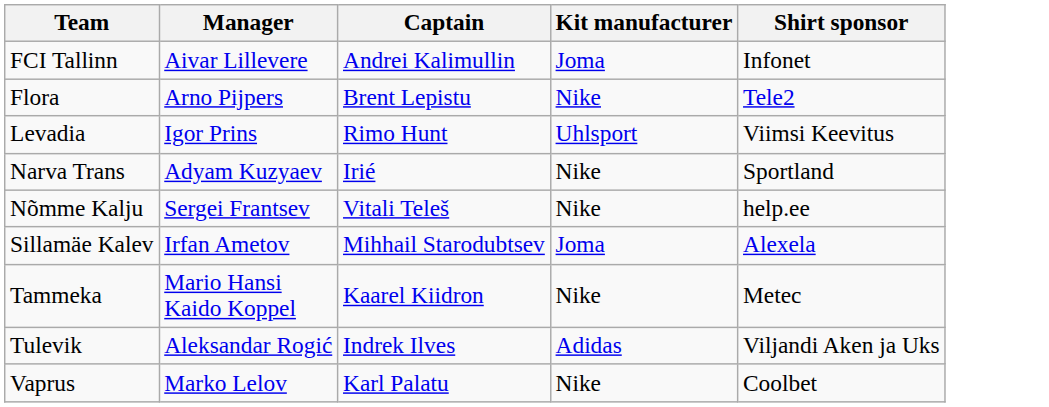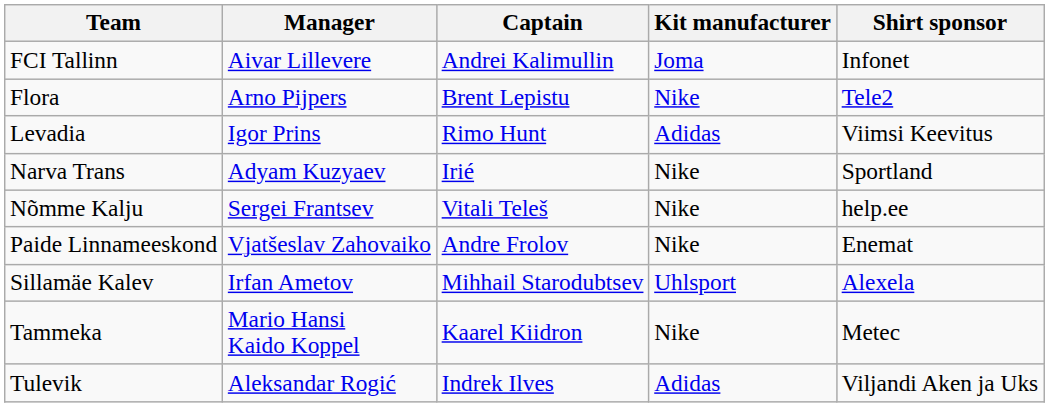(596, 134) Uhlsport -> (687, 134) Adidas
+ row: (114, 245)
(580, 245) Joma -> (695, 282) Uhlsport
- row: (43, 382)
